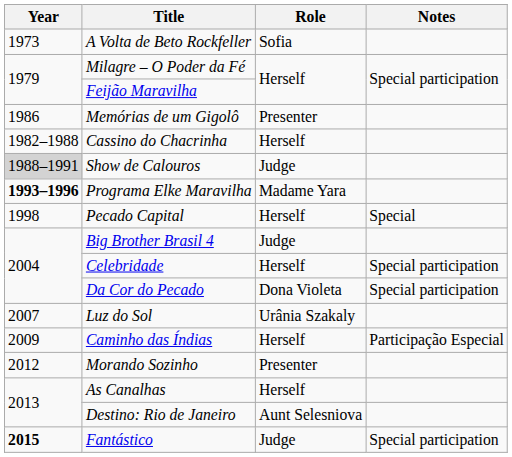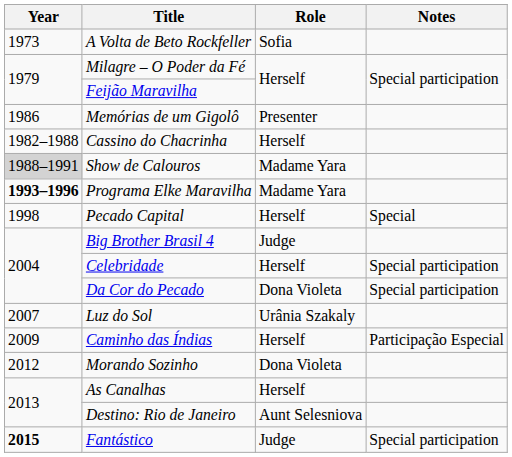(277, 166) Judge -> (302, 166) Madame Yara
(288, 365) Presenter -> (300, 365) Dona Violeta
